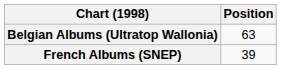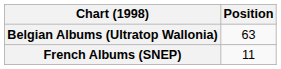(248, 54) 39 -> (248, 54) 11
